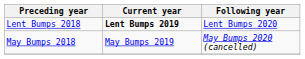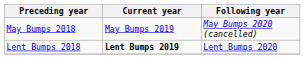rows swapped: (43, 24) <-> (41, 42)
